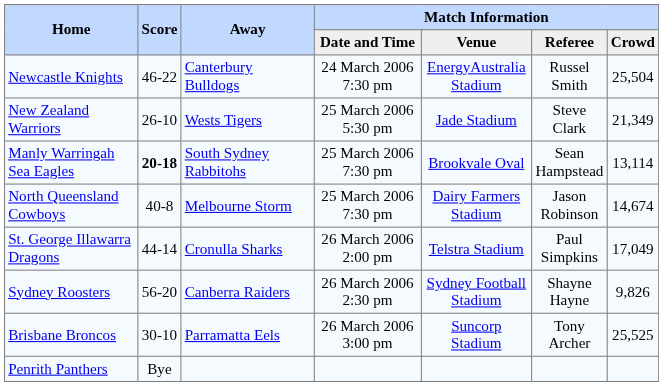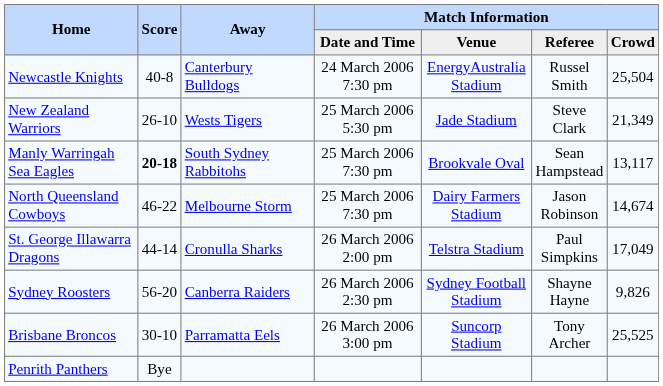(159, 76) 46-22 -> (159, 76) 40-8
(633, 162) 13,114 -> (633, 162) 13,117
(159, 205) 40-8 -> (159, 205) 46-22
